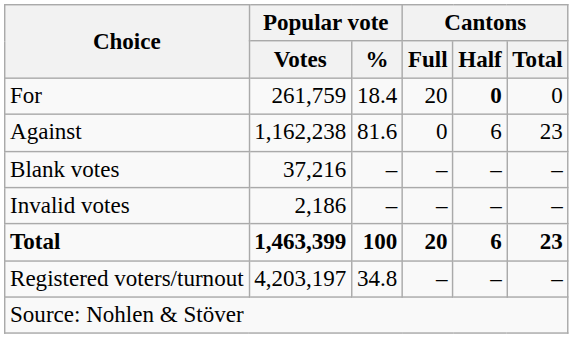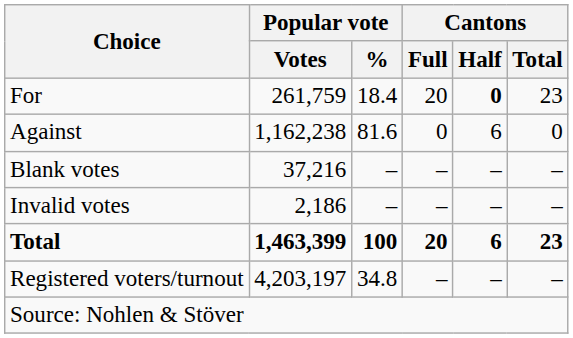(557, 95) 0 -> (551, 95) 23
(551, 132) 23 -> (557, 132) 0
